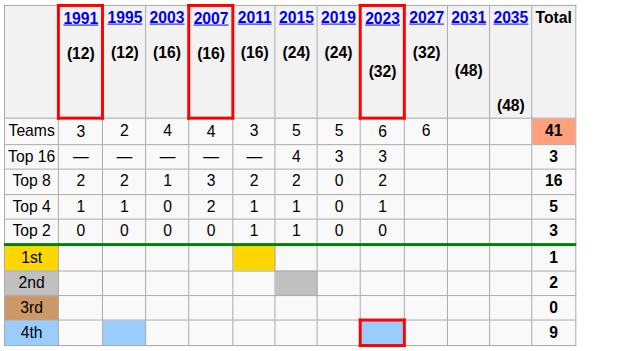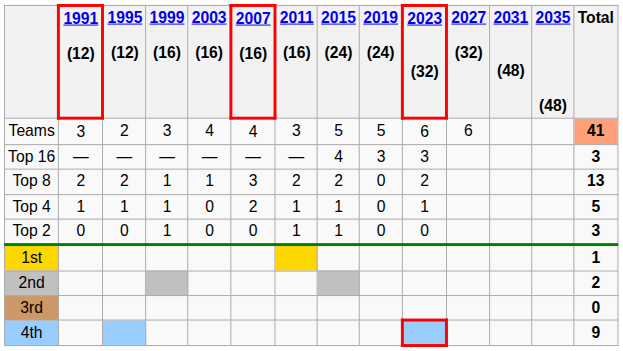+ column: (167, 35)
(554, 181) 16 -> (596, 181) 13
